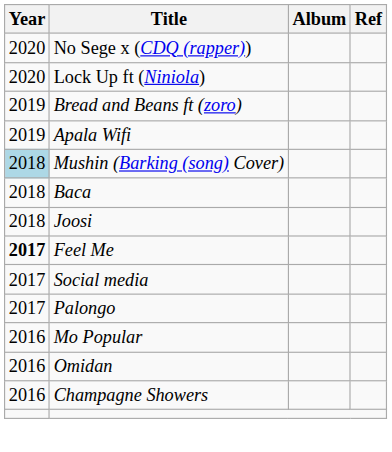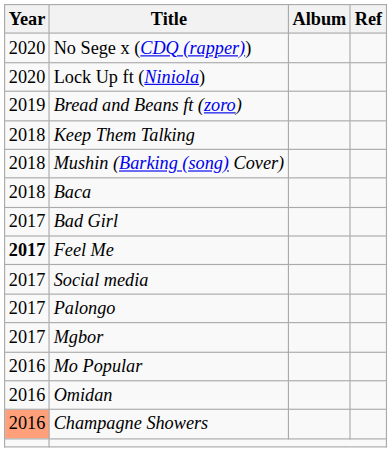- row: (92, 134)
+ row: (124, 134)
(27, 163) lightblue background -> (27, 163) no background
- row: (73, 221)
+ row: (86, 221)
+ row: (78, 337)
(27, 395) no background -> (27, 423) lightsalmon background
